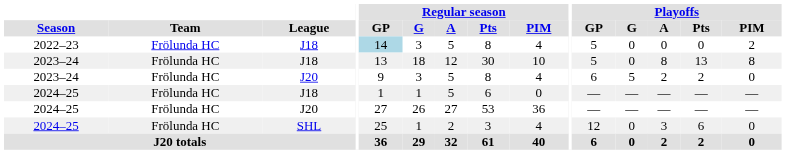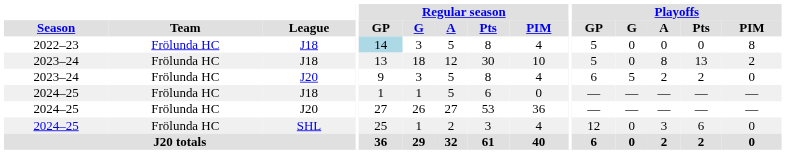(752, 44) 2 -> (752, 44) 8
(752, 60) 8 -> (752, 60) 2
